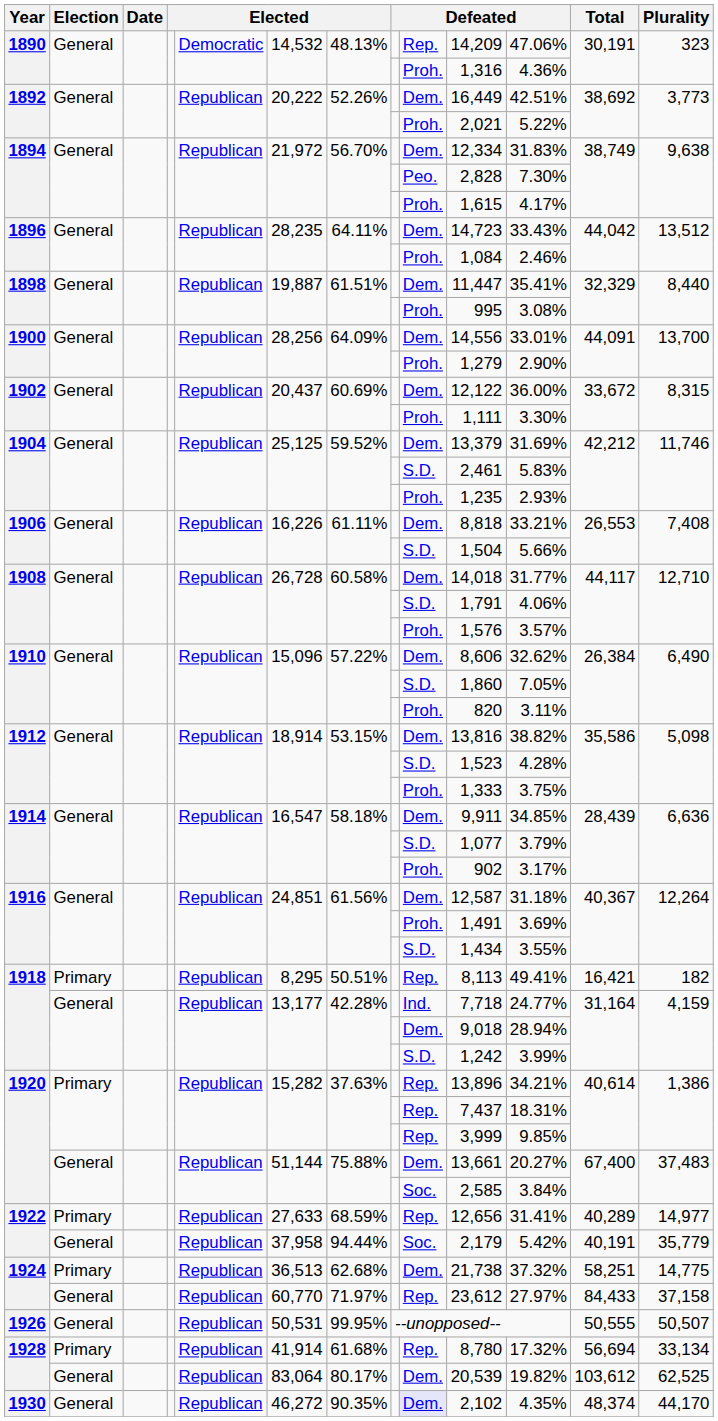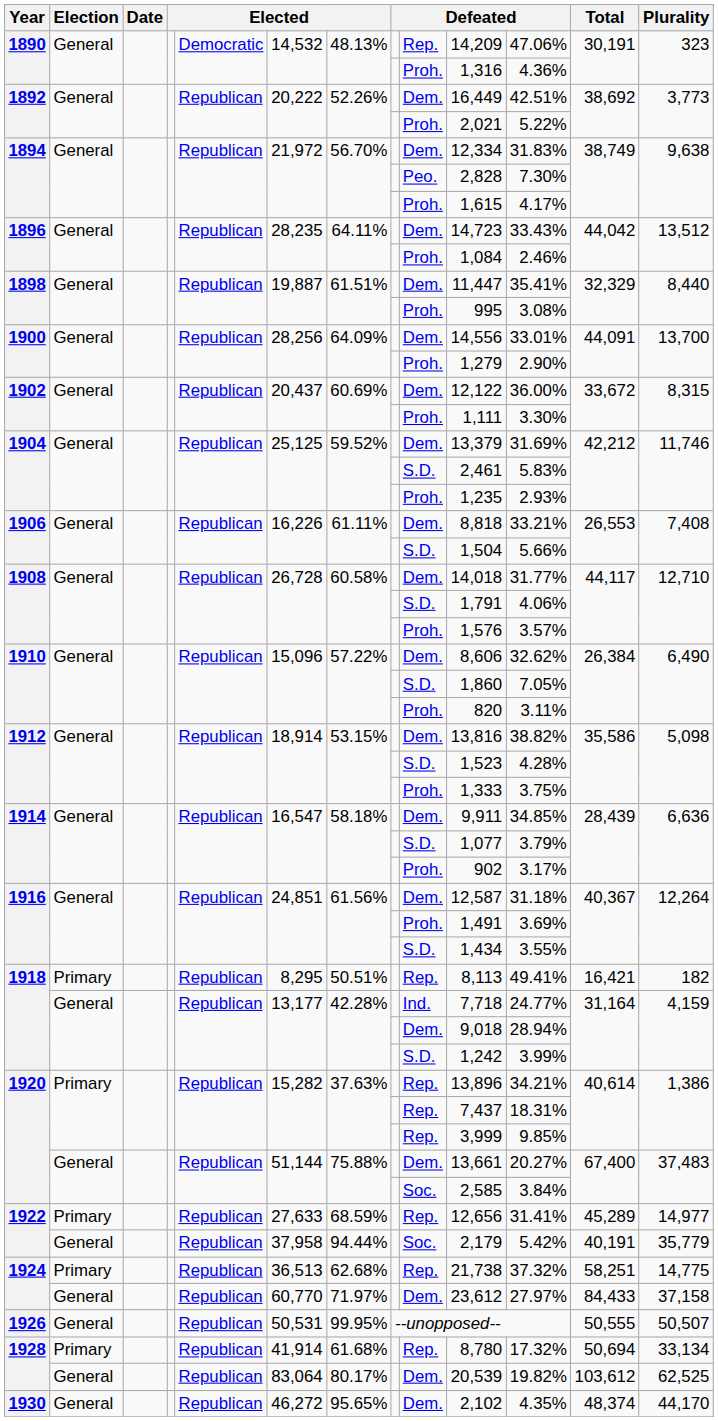(610, 1216) 40,289 -> (610, 1216) 45,289
(423, 1270) Dem. -> (421, 1270) Rep.
(421, 1296) Rep. -> (423, 1296) Dem.
(610, 1350) 56,694 -> (610, 1350) 50,694
(359, 1403) 90.35% -> (359, 1403) 95.65%
(423, 1403) lavender background -> (423, 1403) no background
